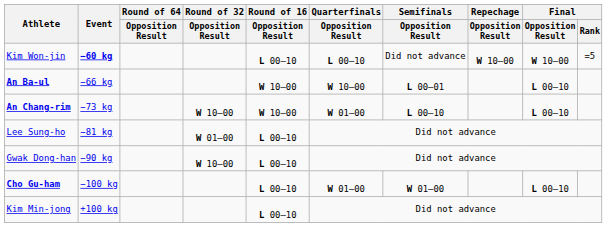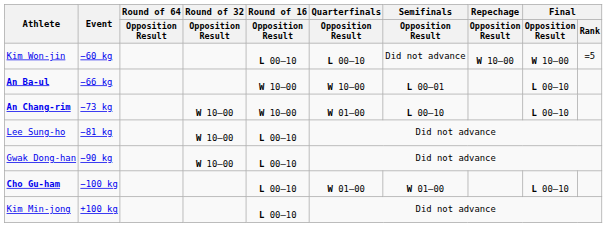(96, 56) bold -> (96, 56) normal
(215, 138) W 01–00 -> (215, 138) W 10–00
